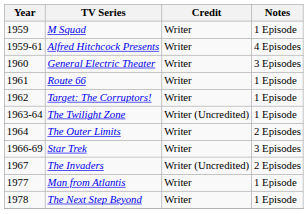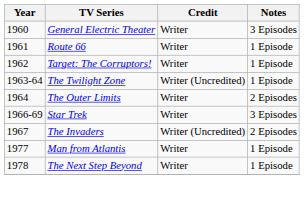- row: (67, 30)
- row: (103, 47)
